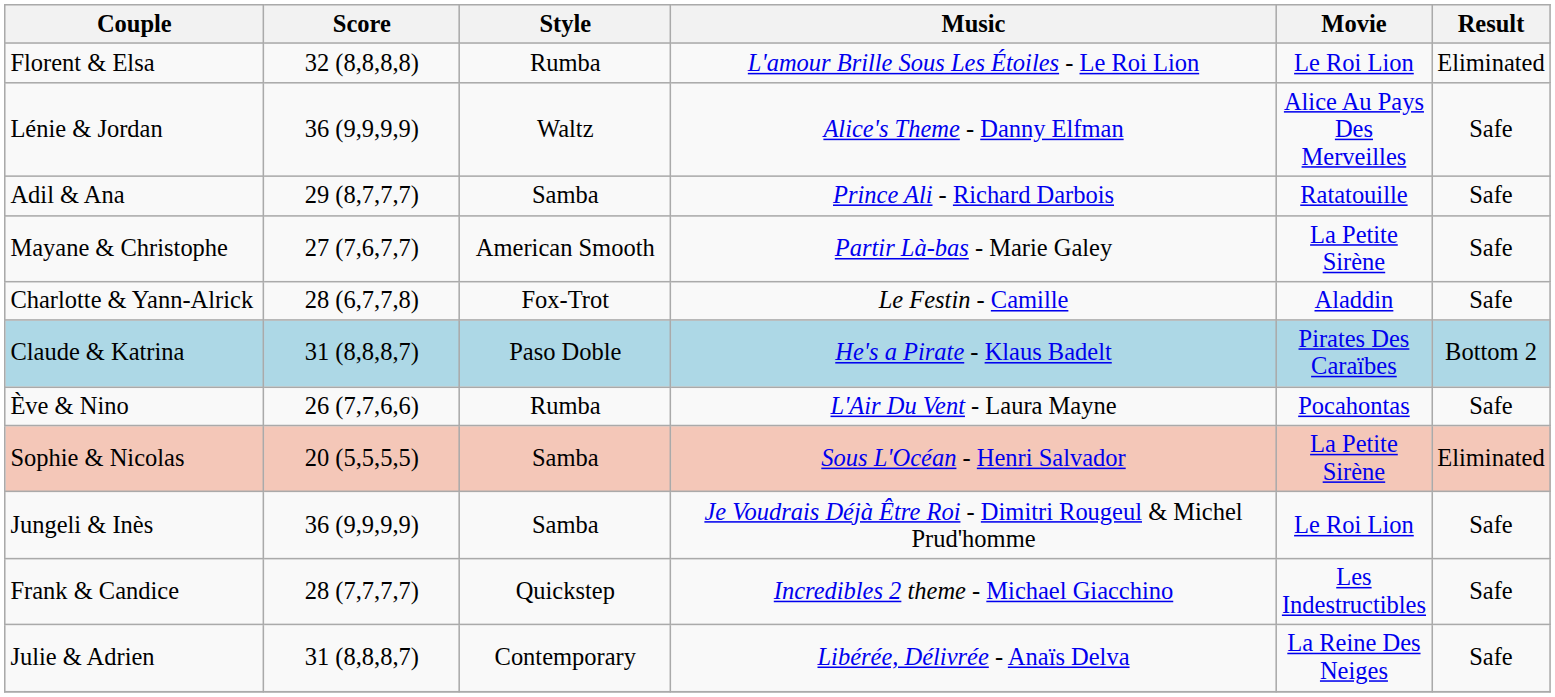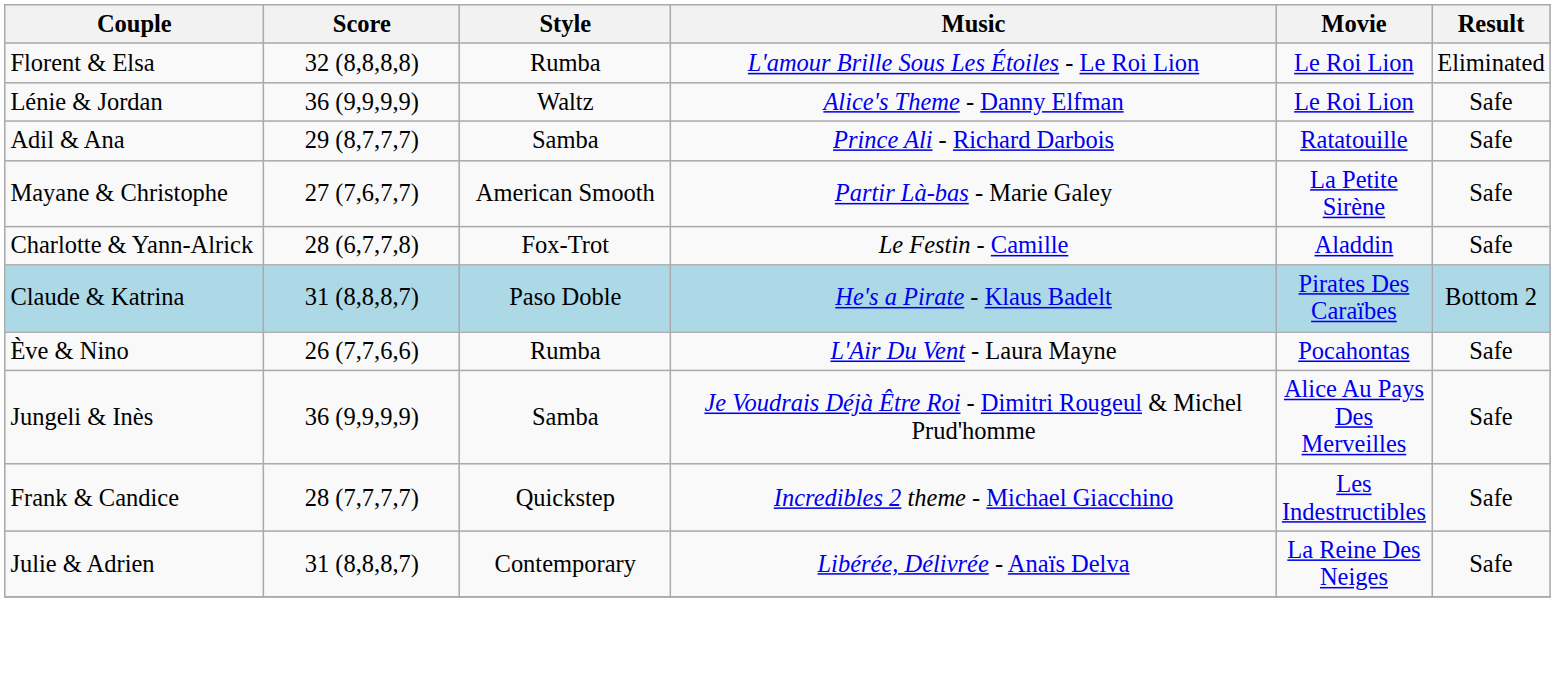(1354, 129) Alice Au Pays Des Merveilles -> (1354, 101) Le Roi Lion
- row: (97, 458)
(1354, 524) Le Roi Lion -> (1354, 417) Alice Au Pays Des Merveilles
